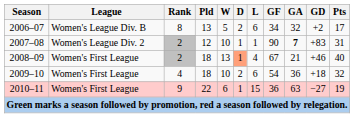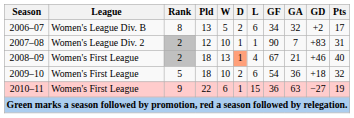(295, 43) bold -> (295, 43) normal
(180, 74) 4 -> (180, 74) 5
